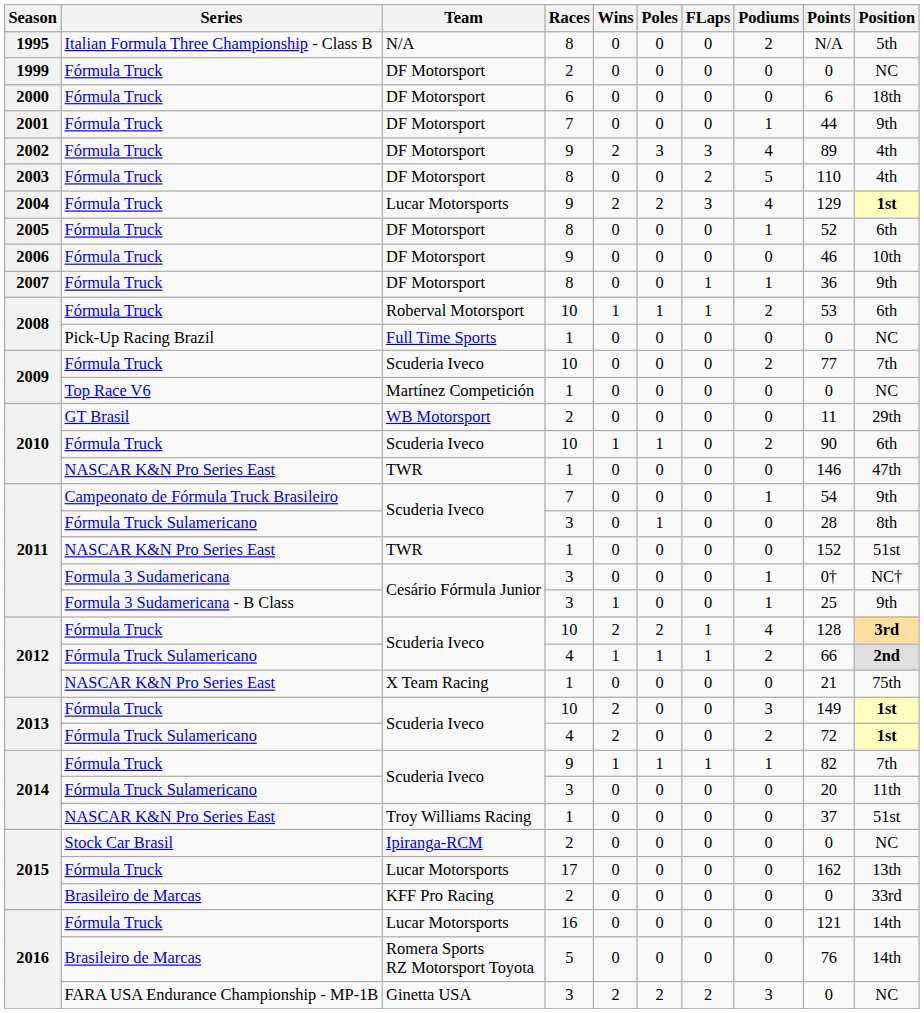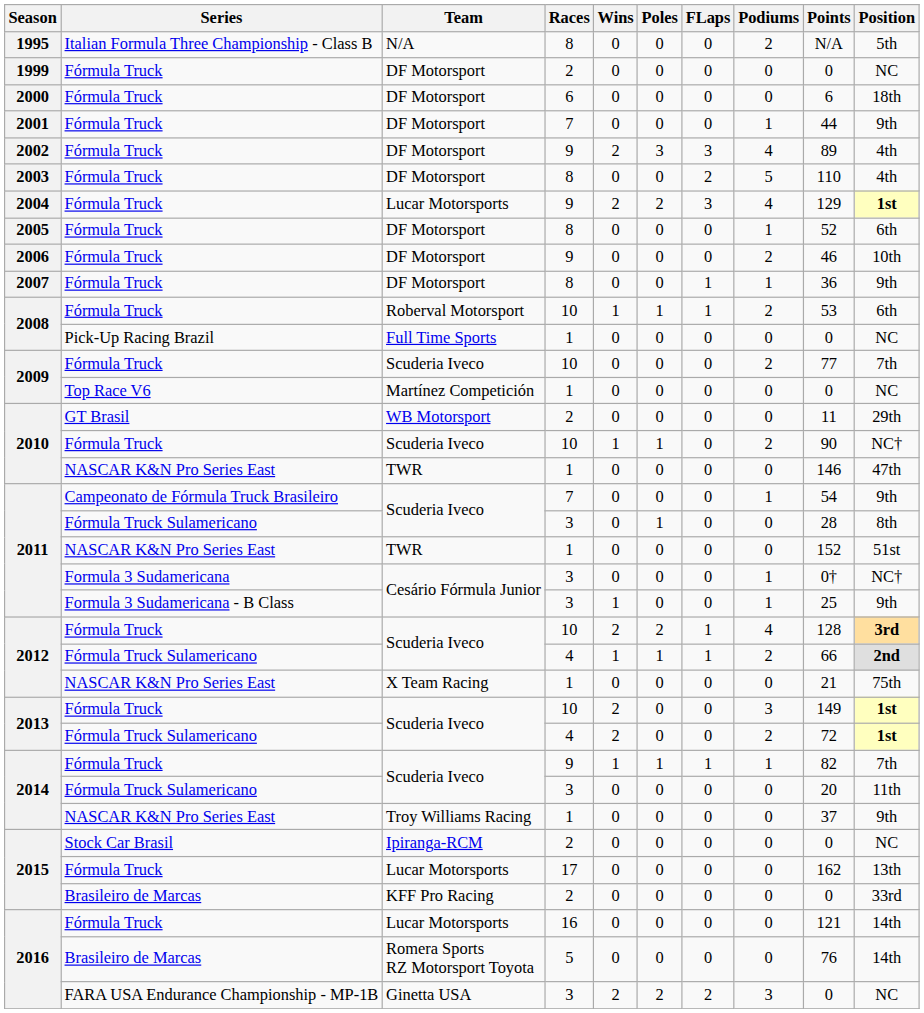(769, 257) 0 -> (769, 257) 2
(887, 443) 6th -> (887, 443) NC†
(887, 816) 51st -> (887, 816) 9th
